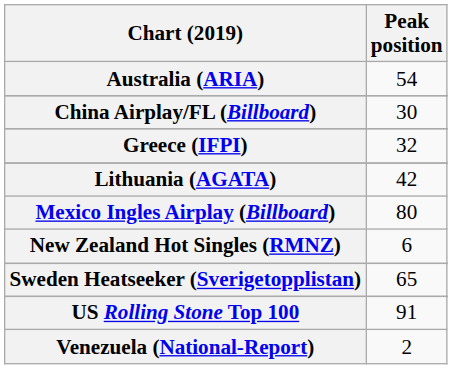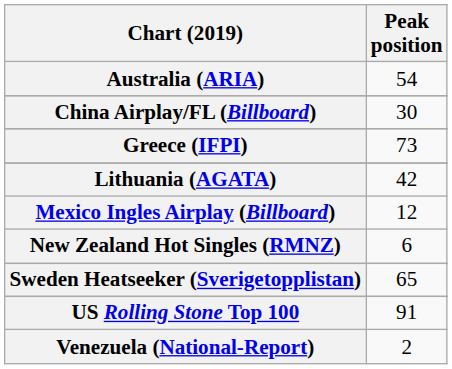(407, 145) 32 -> (407, 145) 73
(407, 212) 80 -> (407, 212) 12
